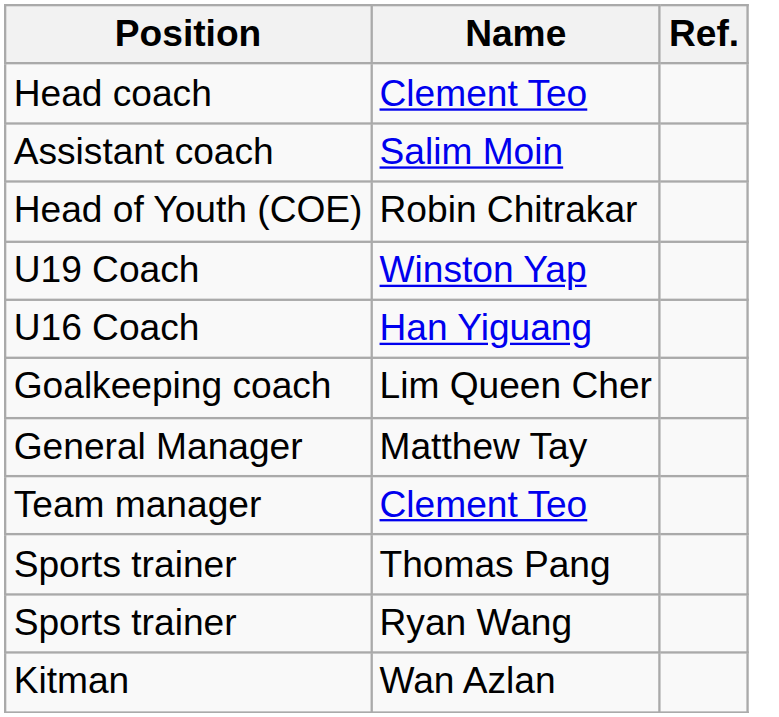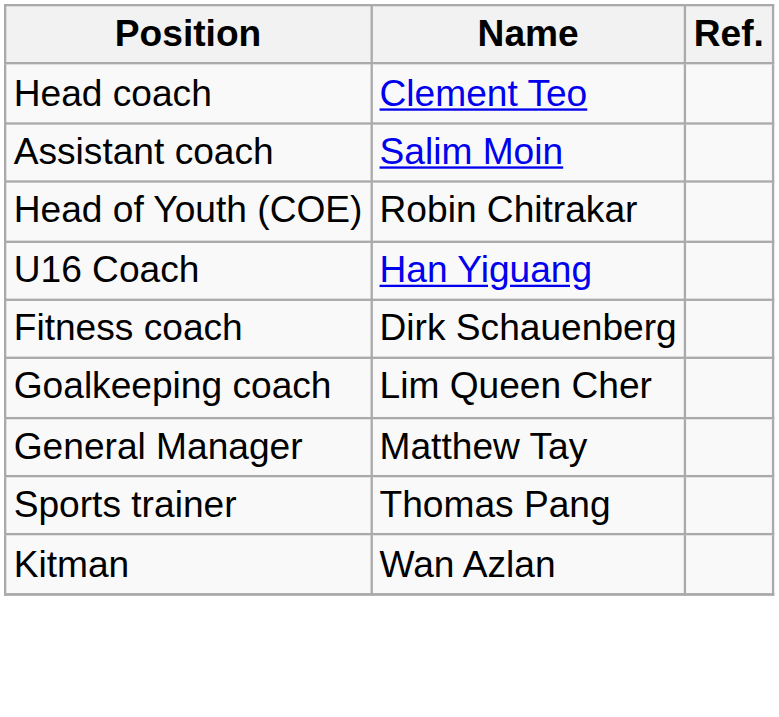- row: (107, 269)
+ row: (128, 328)
- row: (138, 504)
- row: (125, 622)
